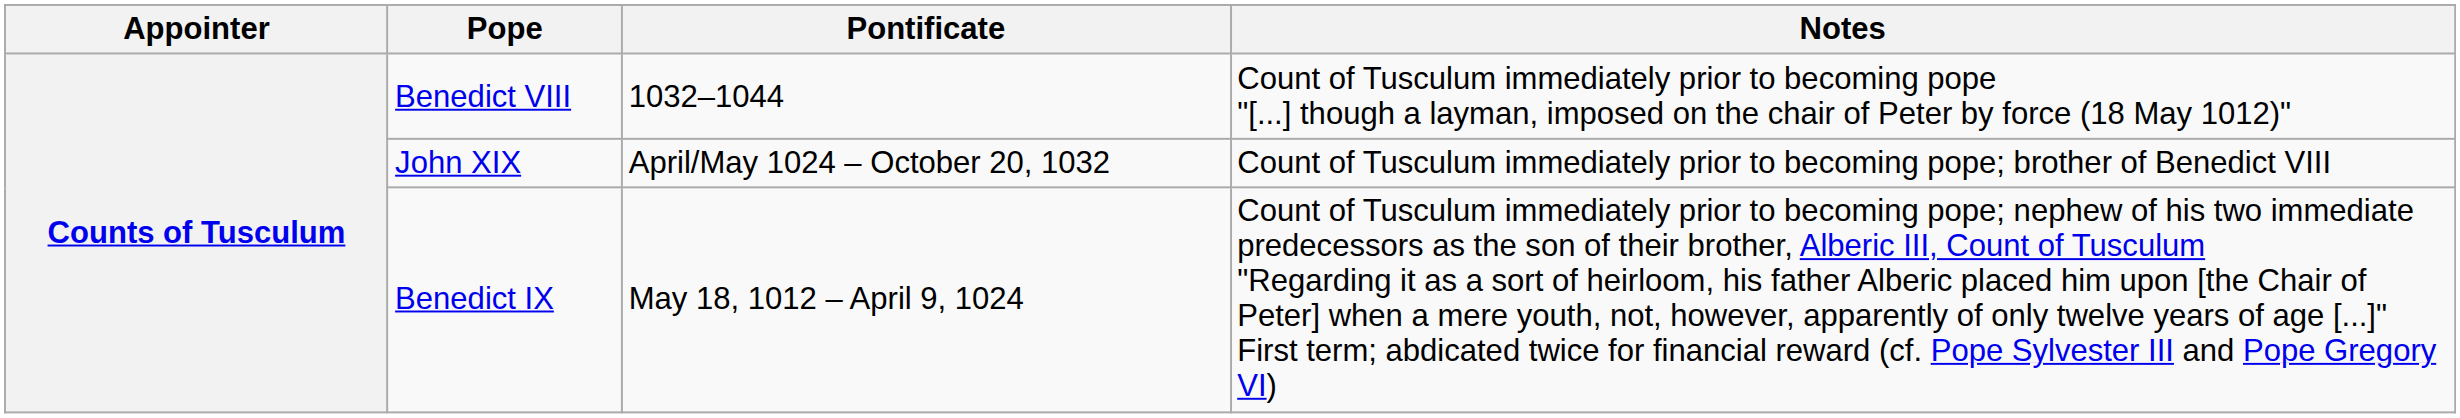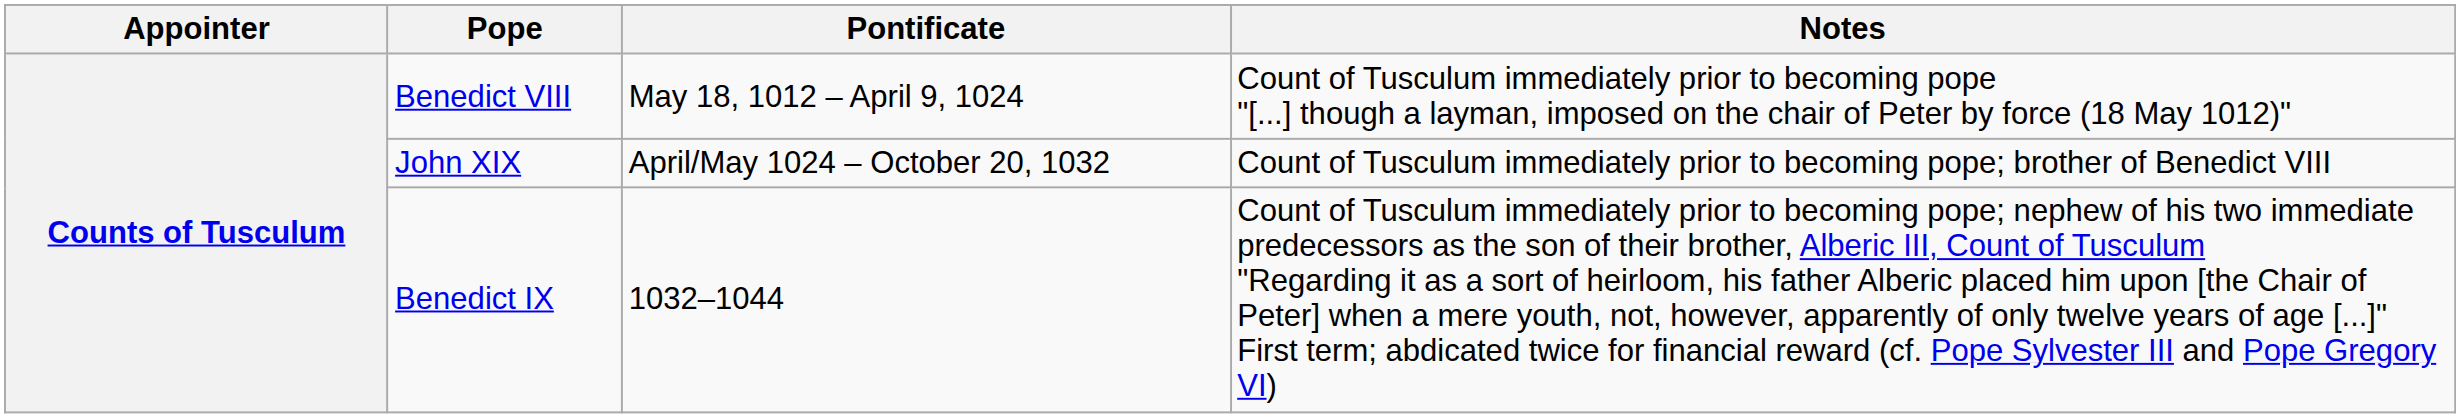(706, 95) 1032–1044 -> (826, 95) May 18, 1012 – April 9, 1024
(826, 299) May 18, 1012 – April 9, 1024 -> (706, 299) 1032–1044
